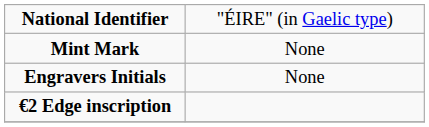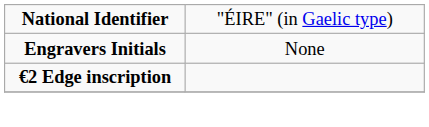- row: (95, 48)
